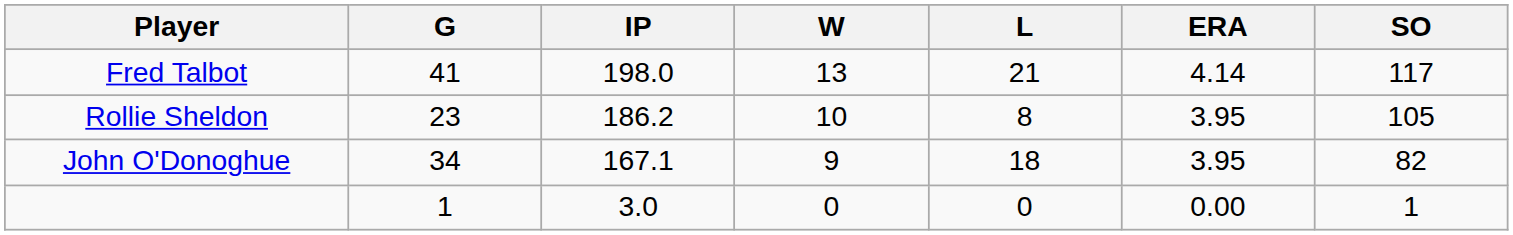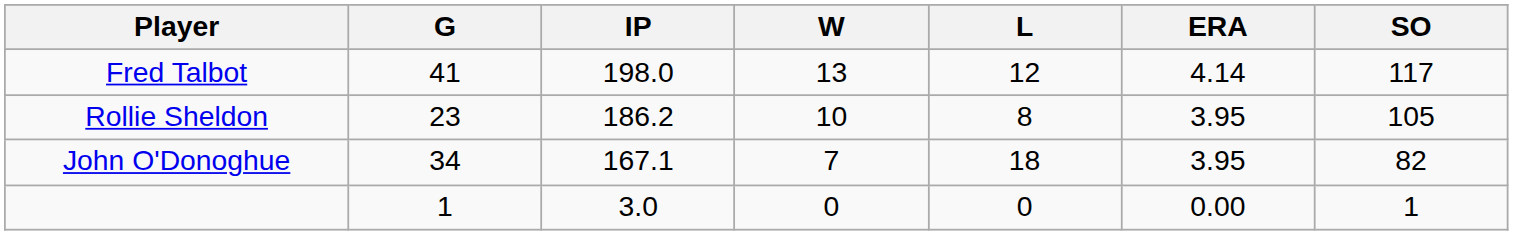(1025, 71) 21 -> (1025, 71) 12
(831, 161) 9 -> (831, 161) 7
